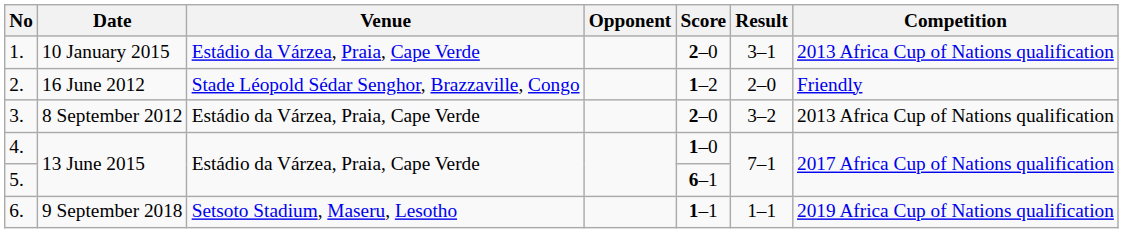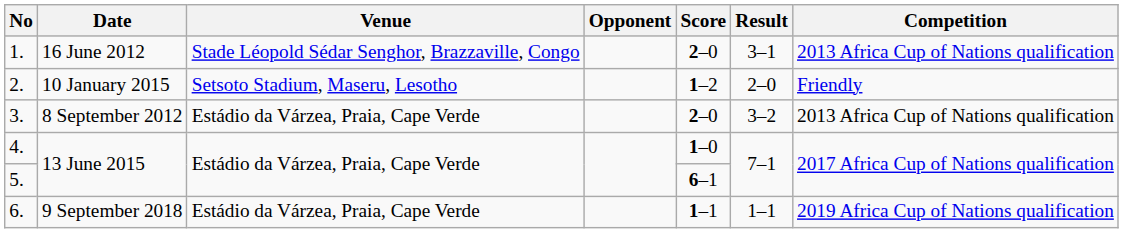(106, 51) 10 January 2015 -> (94, 51) 16 June 2012
(336, 51) Estádio da Várzea, Praia, Cape Verde -> (386, 51) Stade Léopold Sédar Senghor, Brazzaville, Congo
(94, 83) 16 June 2012 -> (106, 83) 10 January 2015
(386, 83) Stade Léopold Sédar Senghor, Brazzaville, Congo -> (324, 83) Setsoto Stadium, Maseru, Lesotho
(324, 211) Setsoto Stadium, Maseru, Lesotho -> (336, 211) Estádio da Várzea, Praia, Cape Verde
